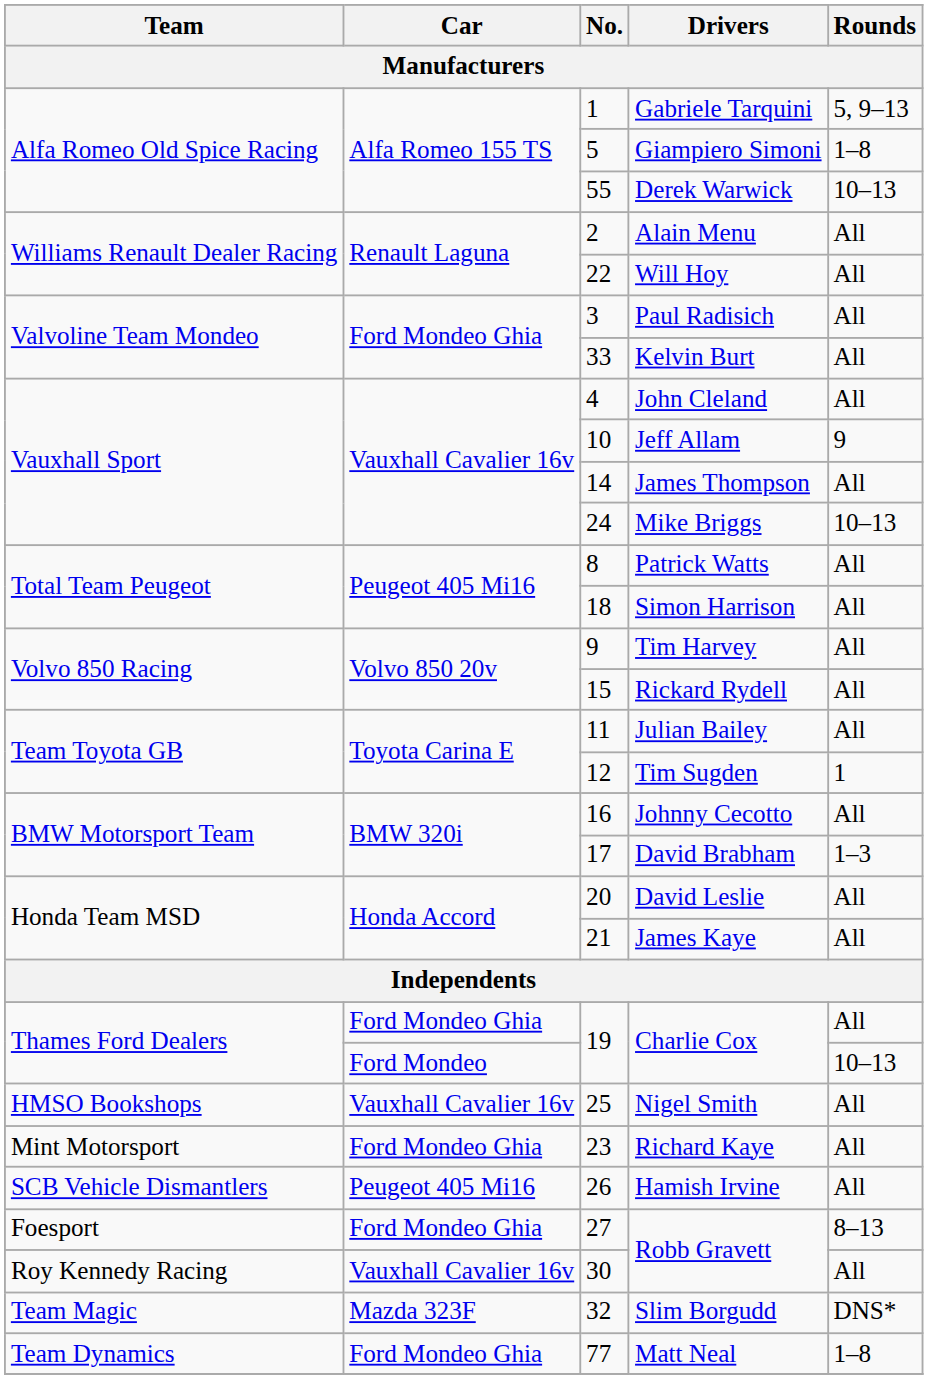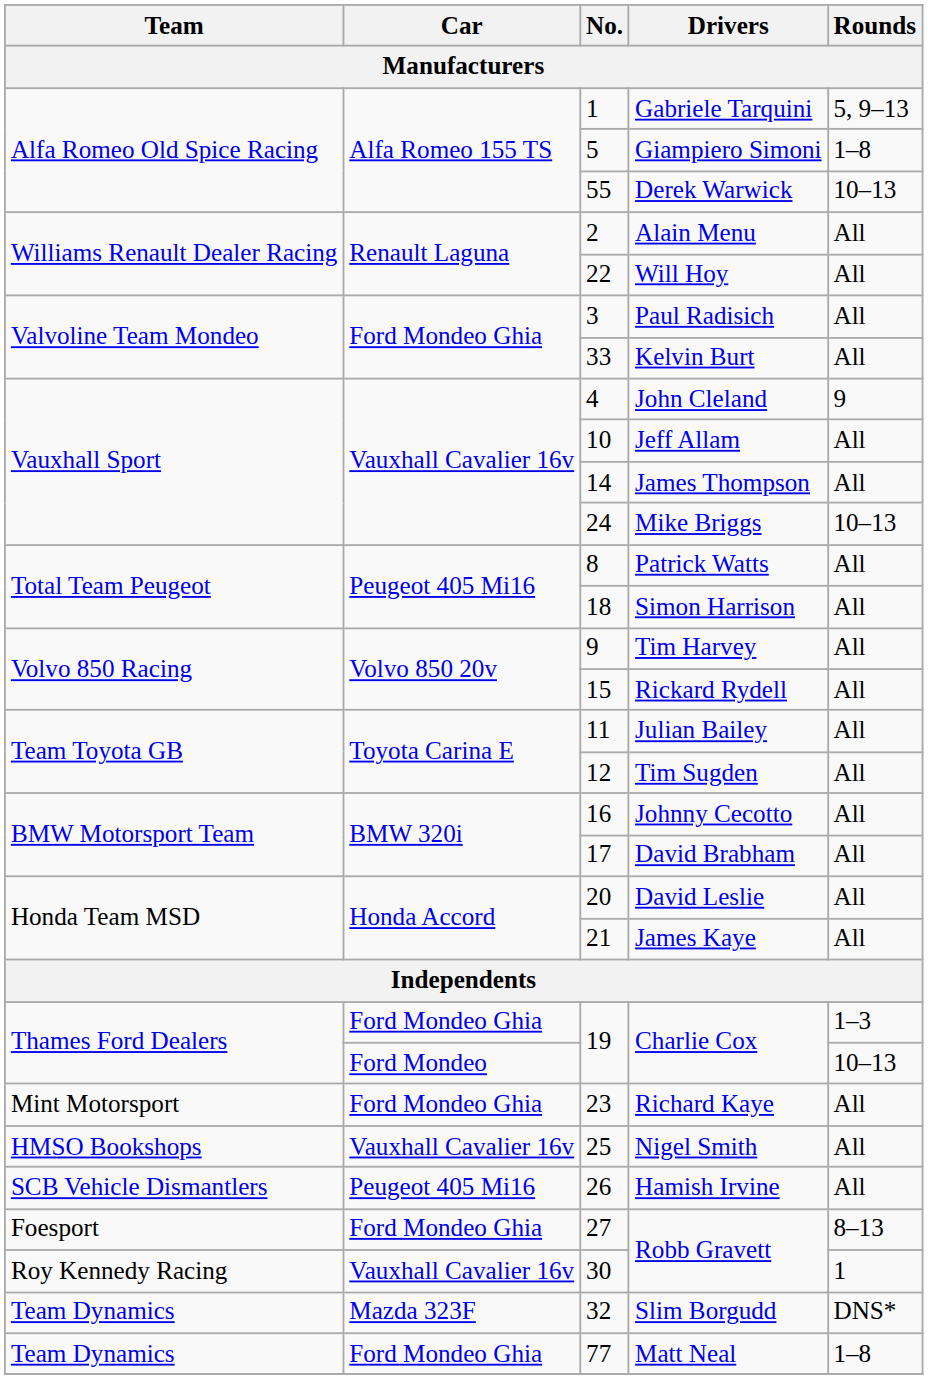(850, 398) All -> (840, 398) 9
(840, 439) 9 -> (850, 439) All
(840, 772) 1 -> (850, 772) All
(852, 855) 1–3 -> (850, 855) All
(850, 1021) All -> (852, 1021) 1–3
rows swapped: (446, 1145) <-> (462, 1104)
(850, 1270) All -> (840, 1270) 1
(74, 1311) Team Magic -> (93, 1311) Team Dynamics
